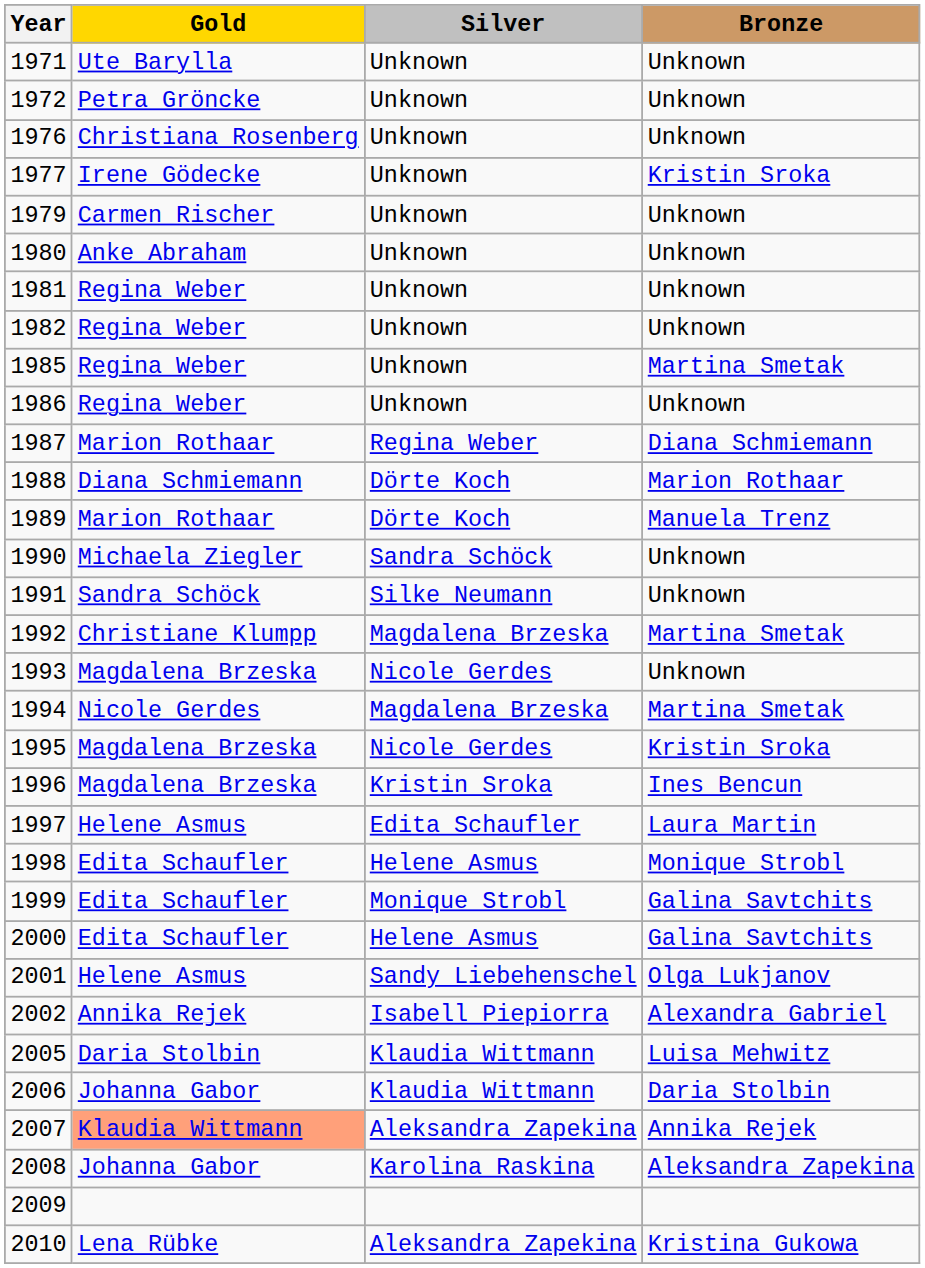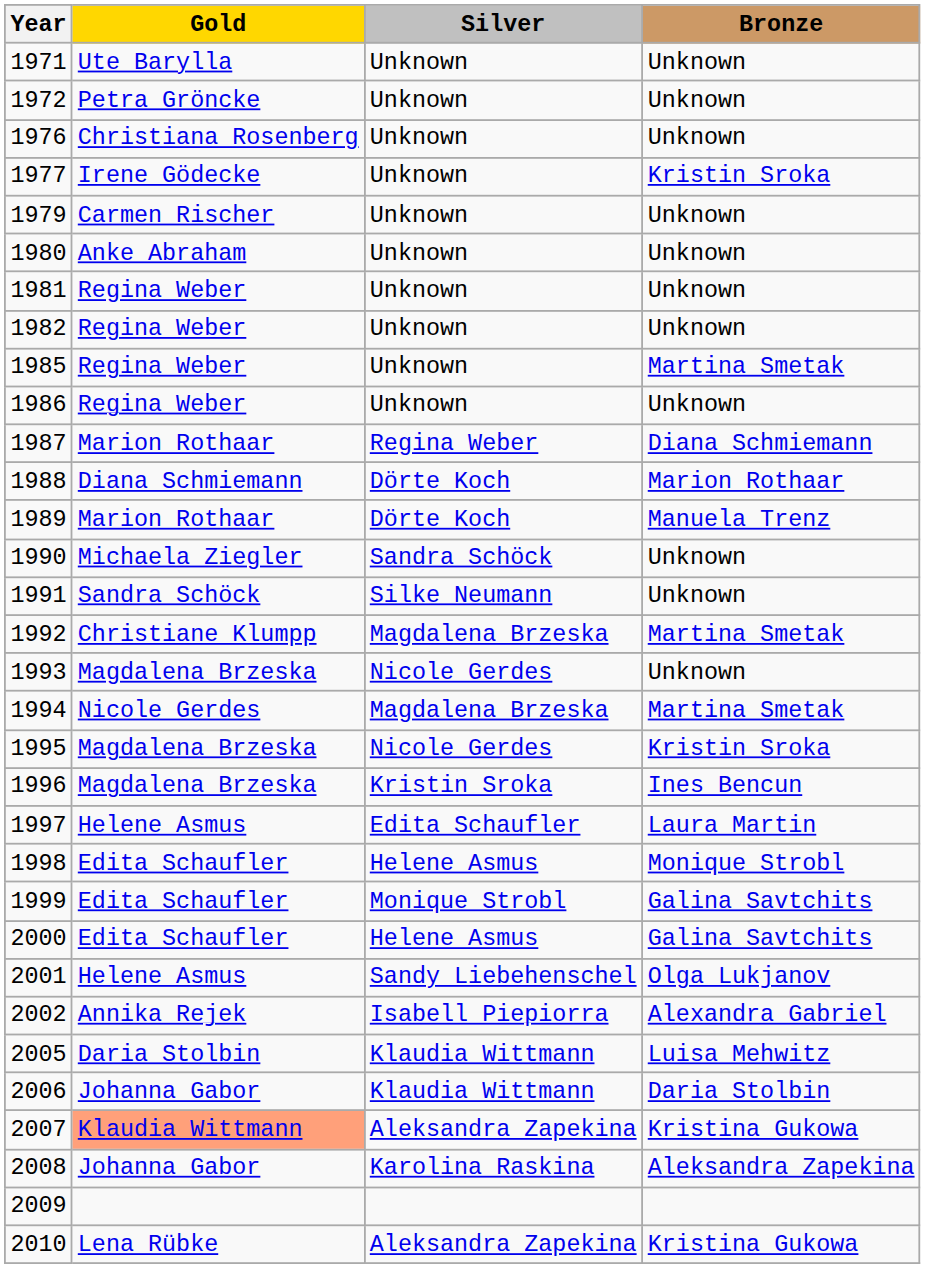(732, 1130) Annika Rejek -> (753, 1130) Kristina Gukowa
